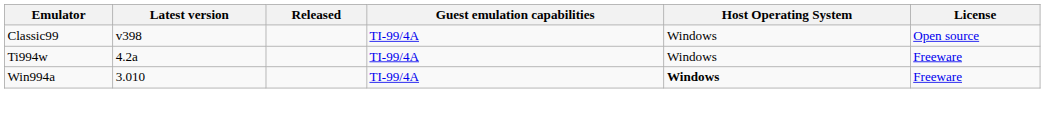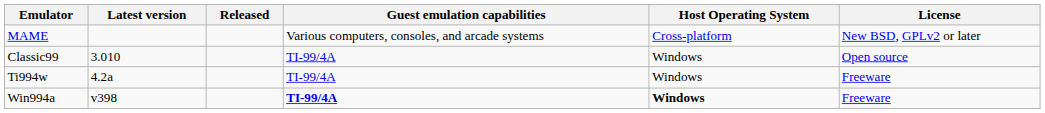+ row: (28, 35)
(129, 35) v398 -> (105, 56) 3.010
(130, 77) 3.010 -> (104, 98) v398
(394, 77) normal -> (312, 98) bold
